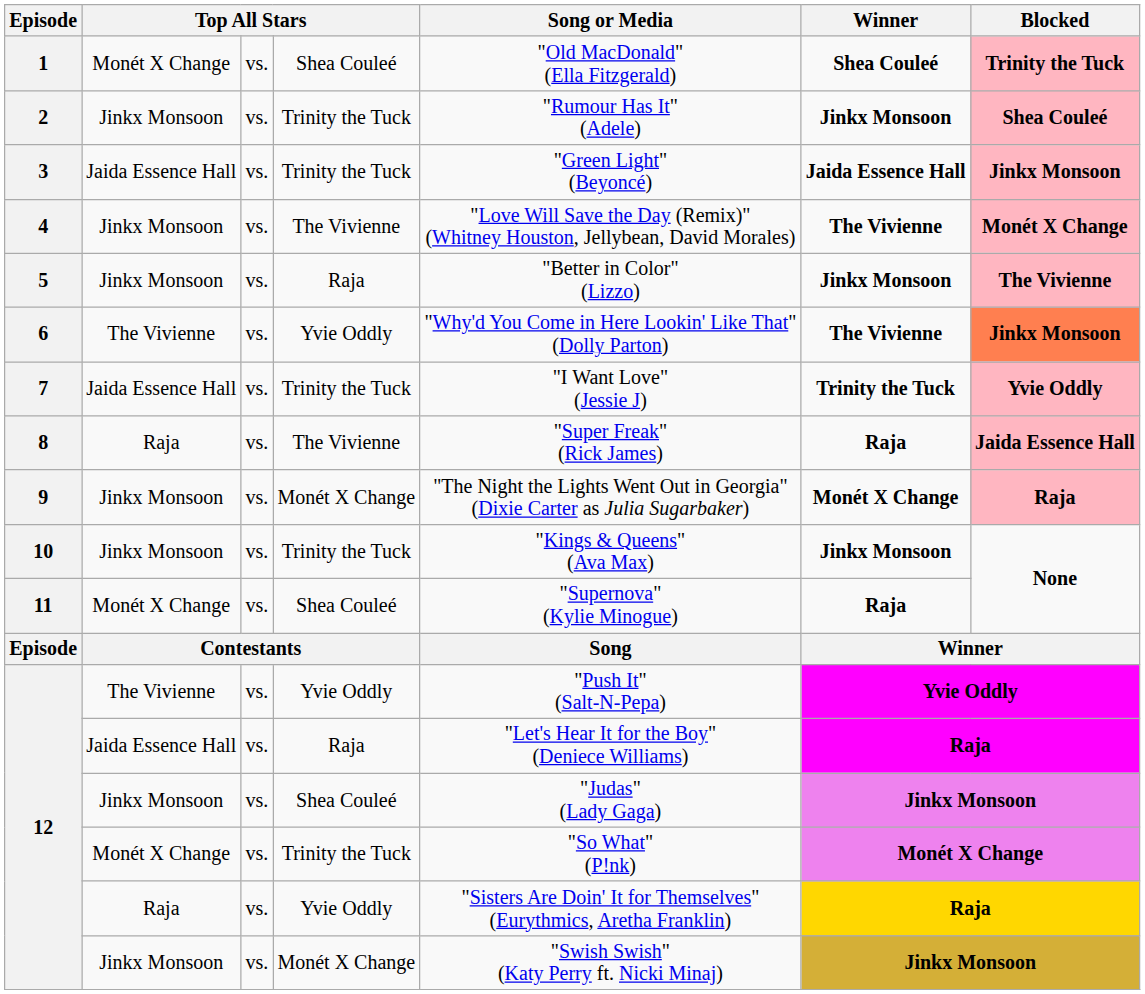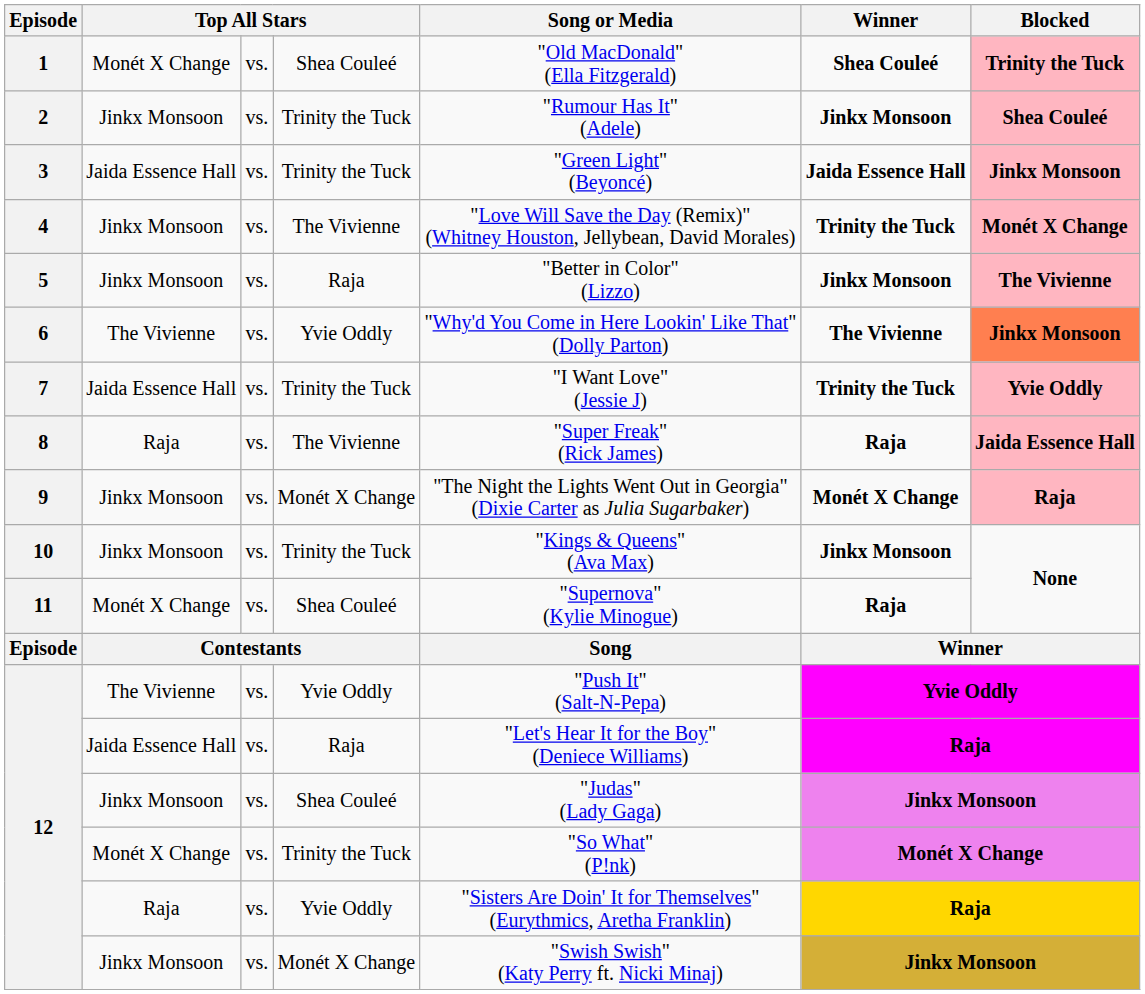(886, 225) The Vivienne -> (886, 225) Trinity the Tuck
